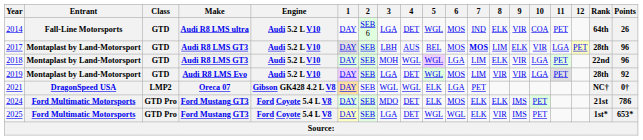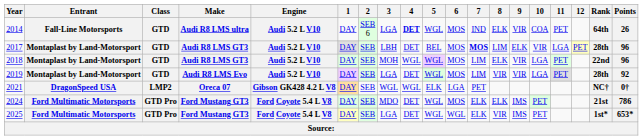(411, 29) normal -> (411, 29) bold
(411, 47) AUS -> (411, 47) DET
(456, 60) LGA -> (456, 60) MOS
(434, 101) ELK -> (434, 101) WGL
